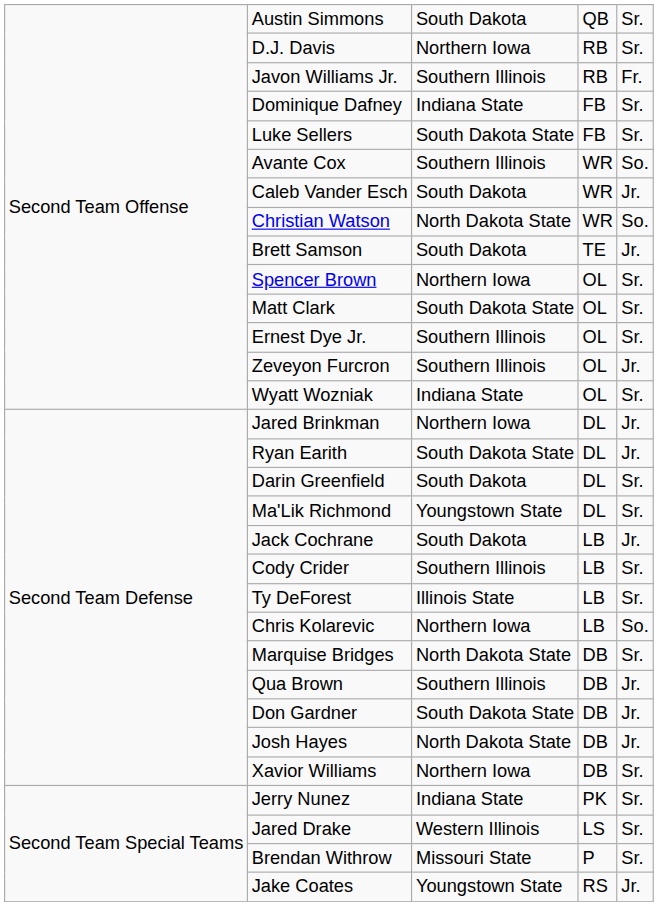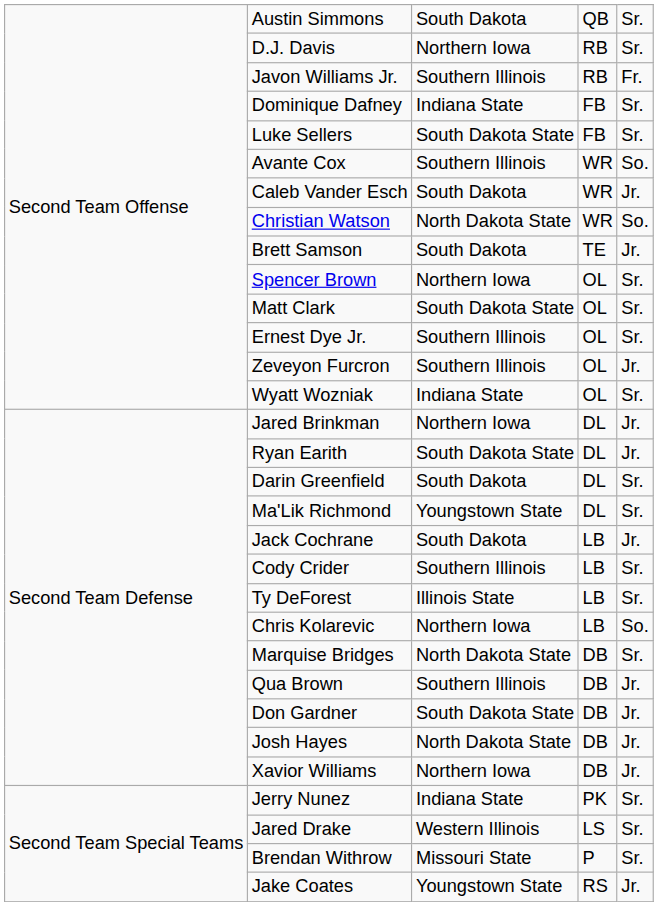(632, 771) Sr. -> (631, 771) Jr.
